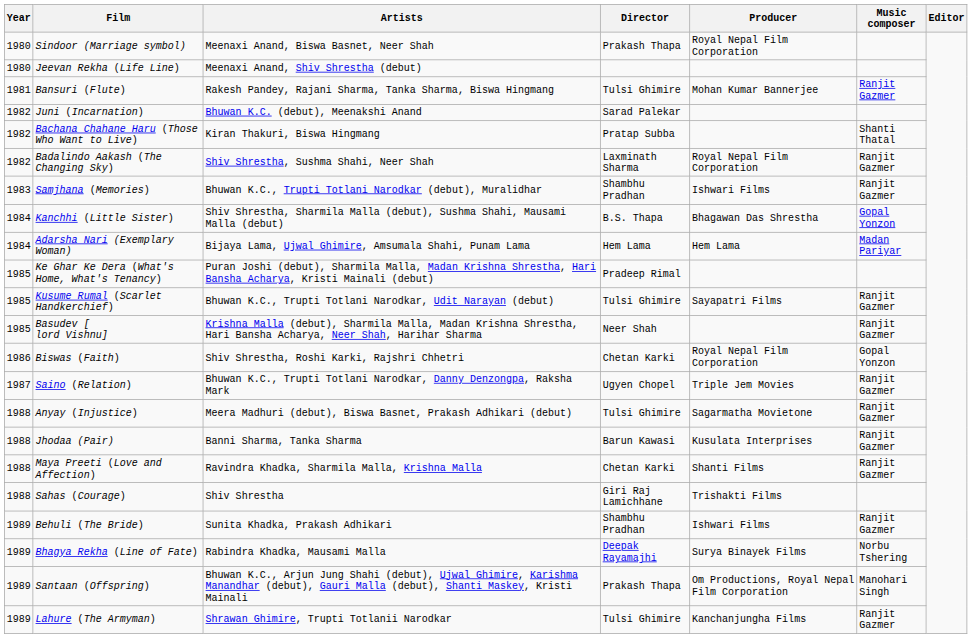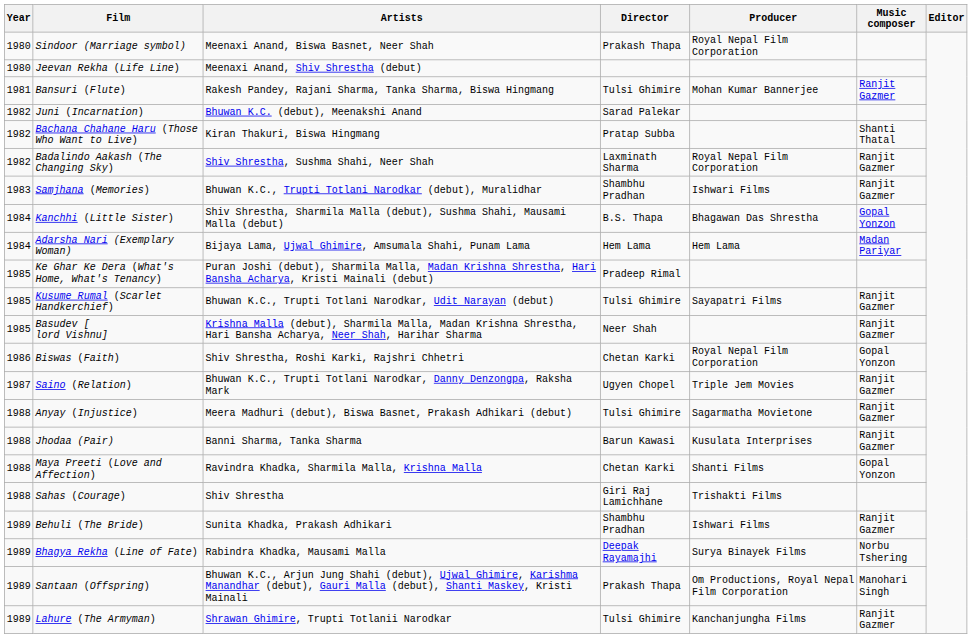(877, 469) Ranjit Gazmer -> (877, 469) Gopal Yonzon
